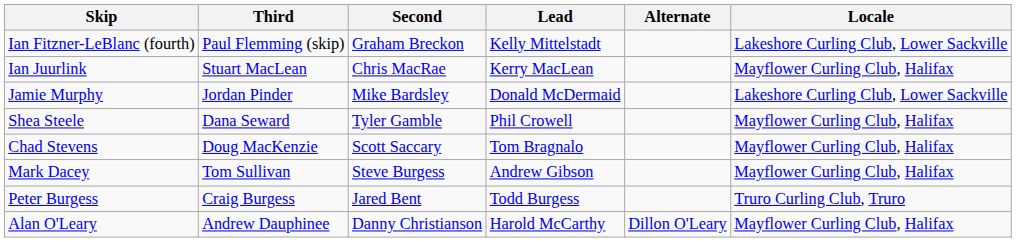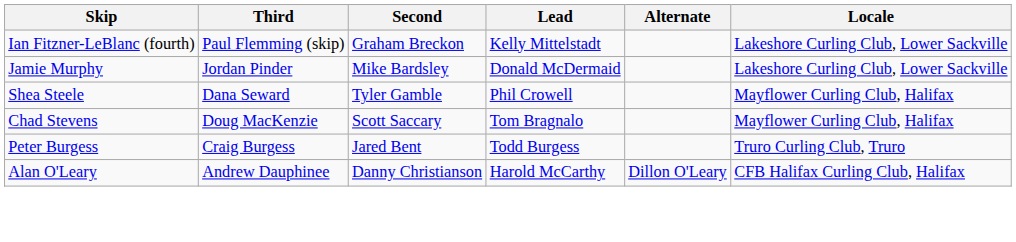- row: (47, 69)
- row: (49, 172)
(844, 224) Mayflower Curling Club, Halifax -> (850, 172) CFB Halifax Curling Club, Halifax
